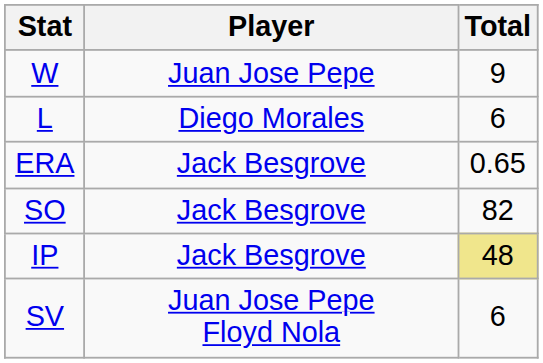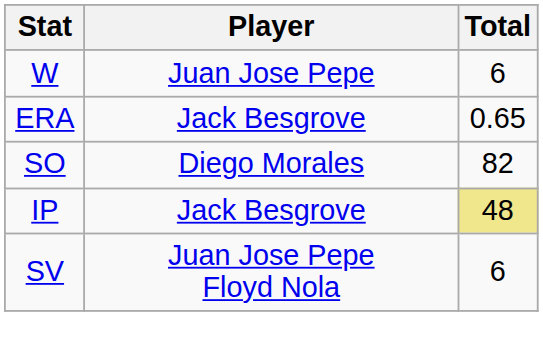(498, 73) 9 -> (498, 73) 6
- row: (45, 118)
(271, 210) Jack Besgrove -> (271, 164) Diego Morales
